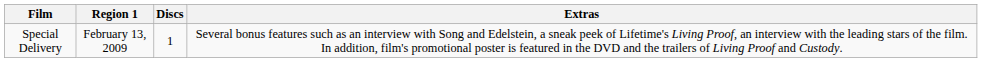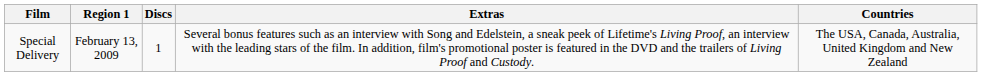+ column: (888, 14)
